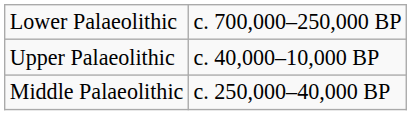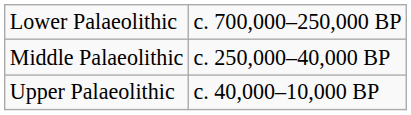rows swapped: (97, 92) <-> (92, 57)
